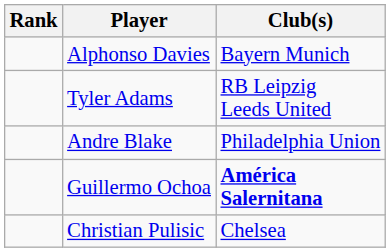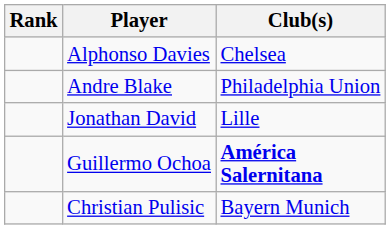(285, 53) Bayern Munich -> (253, 53) Chelsea
- row: (120, 97)
+ row: (132, 119)
(253, 230) Chelsea -> (285, 207) Bayern Munich
